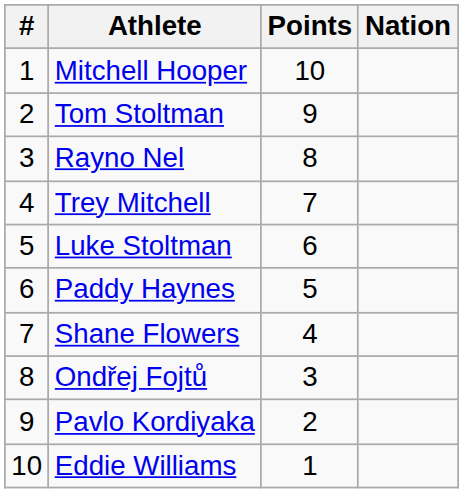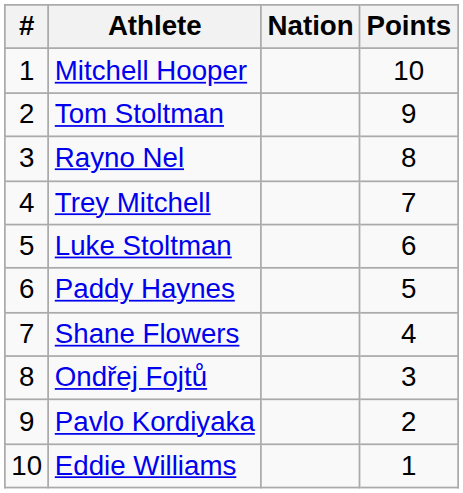columns swapped: (408, 26) <-> (310, 26)
